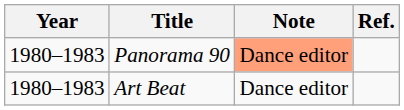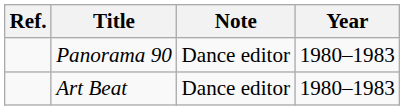columns swapped: (57, 21) <-> (376, 21)
(294, 54) lightsalmon background -> (236, 54) no background
